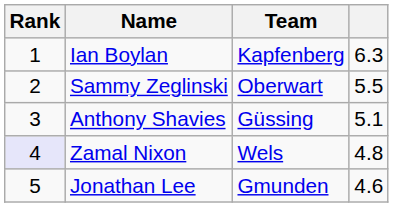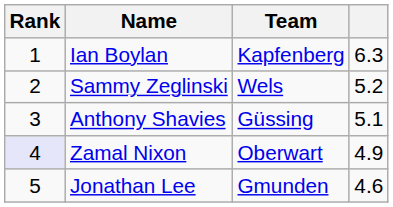(280, 87) Oberwart -> (260, 87) Wels
(369, 87) 5.5 -> (369, 87) 5.2
(260, 153) Wels -> (280, 153) Oberwart
(369, 153) 4.8 -> (369, 153) 4.9
